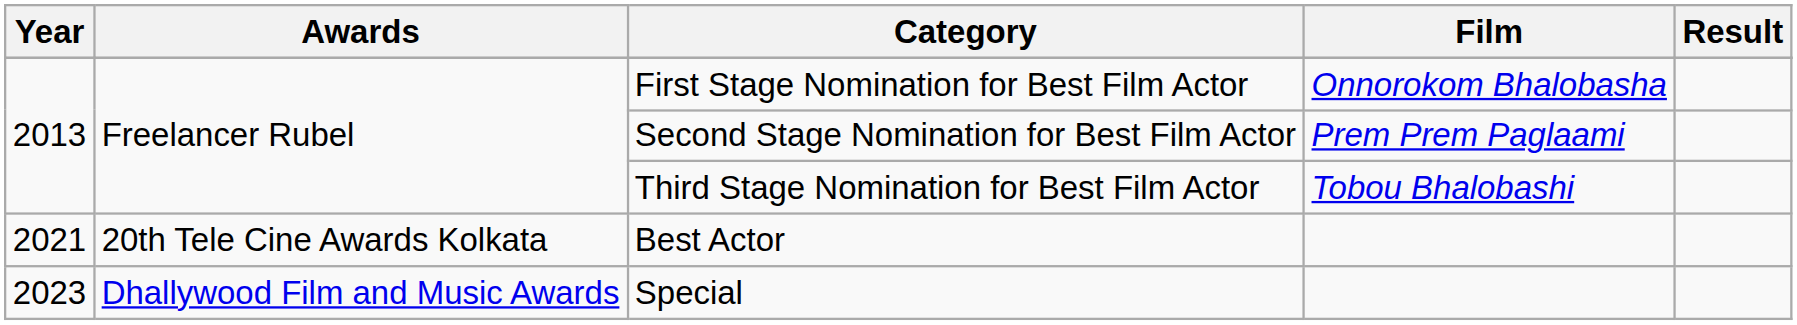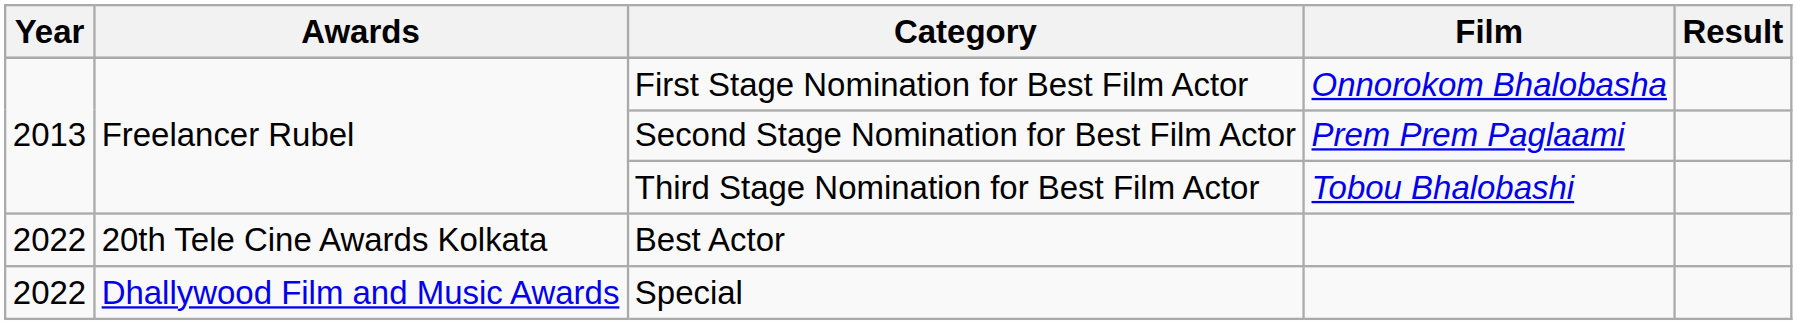(50, 240) 2021 -> (50, 240) 2022
(50, 292) 2023 -> (50, 292) 2022
